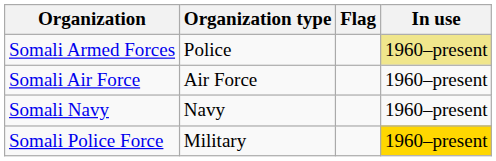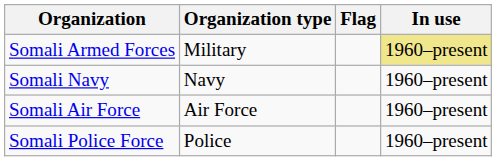(208, 49) Police -> (215, 49) Military
rows swapped: (59, 110) <-> (75, 79)
(215, 140) Military -> (208, 140) Police
(436, 140) gold background -> (436, 140) no background
